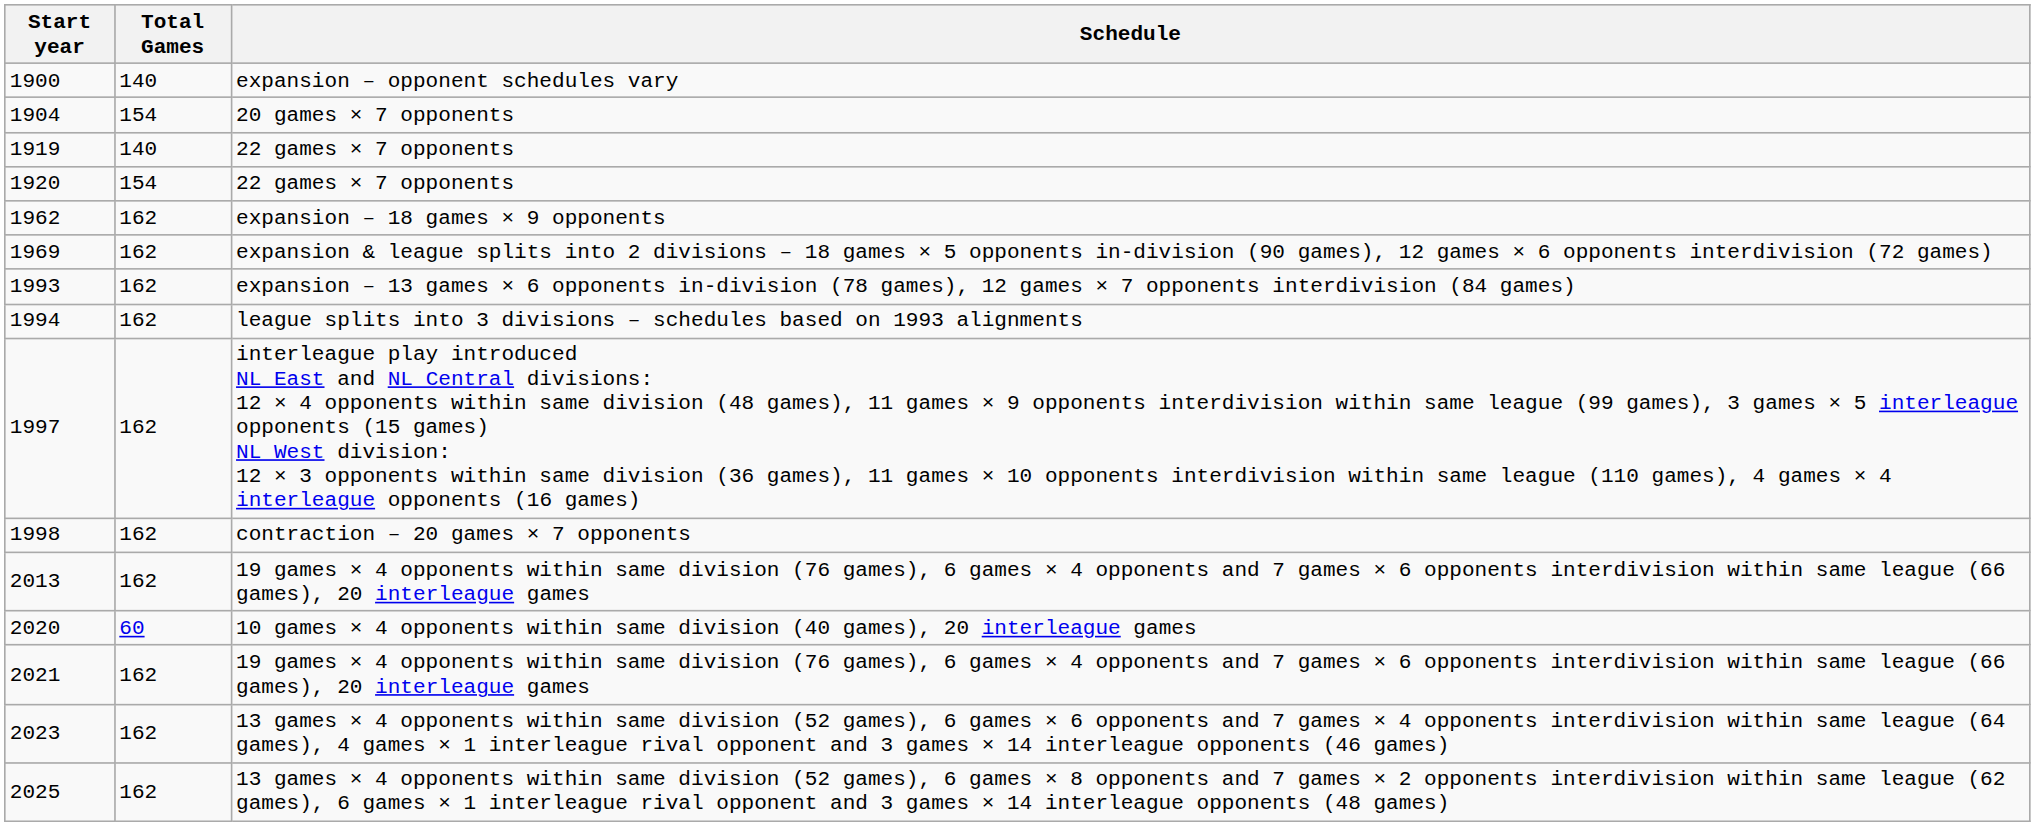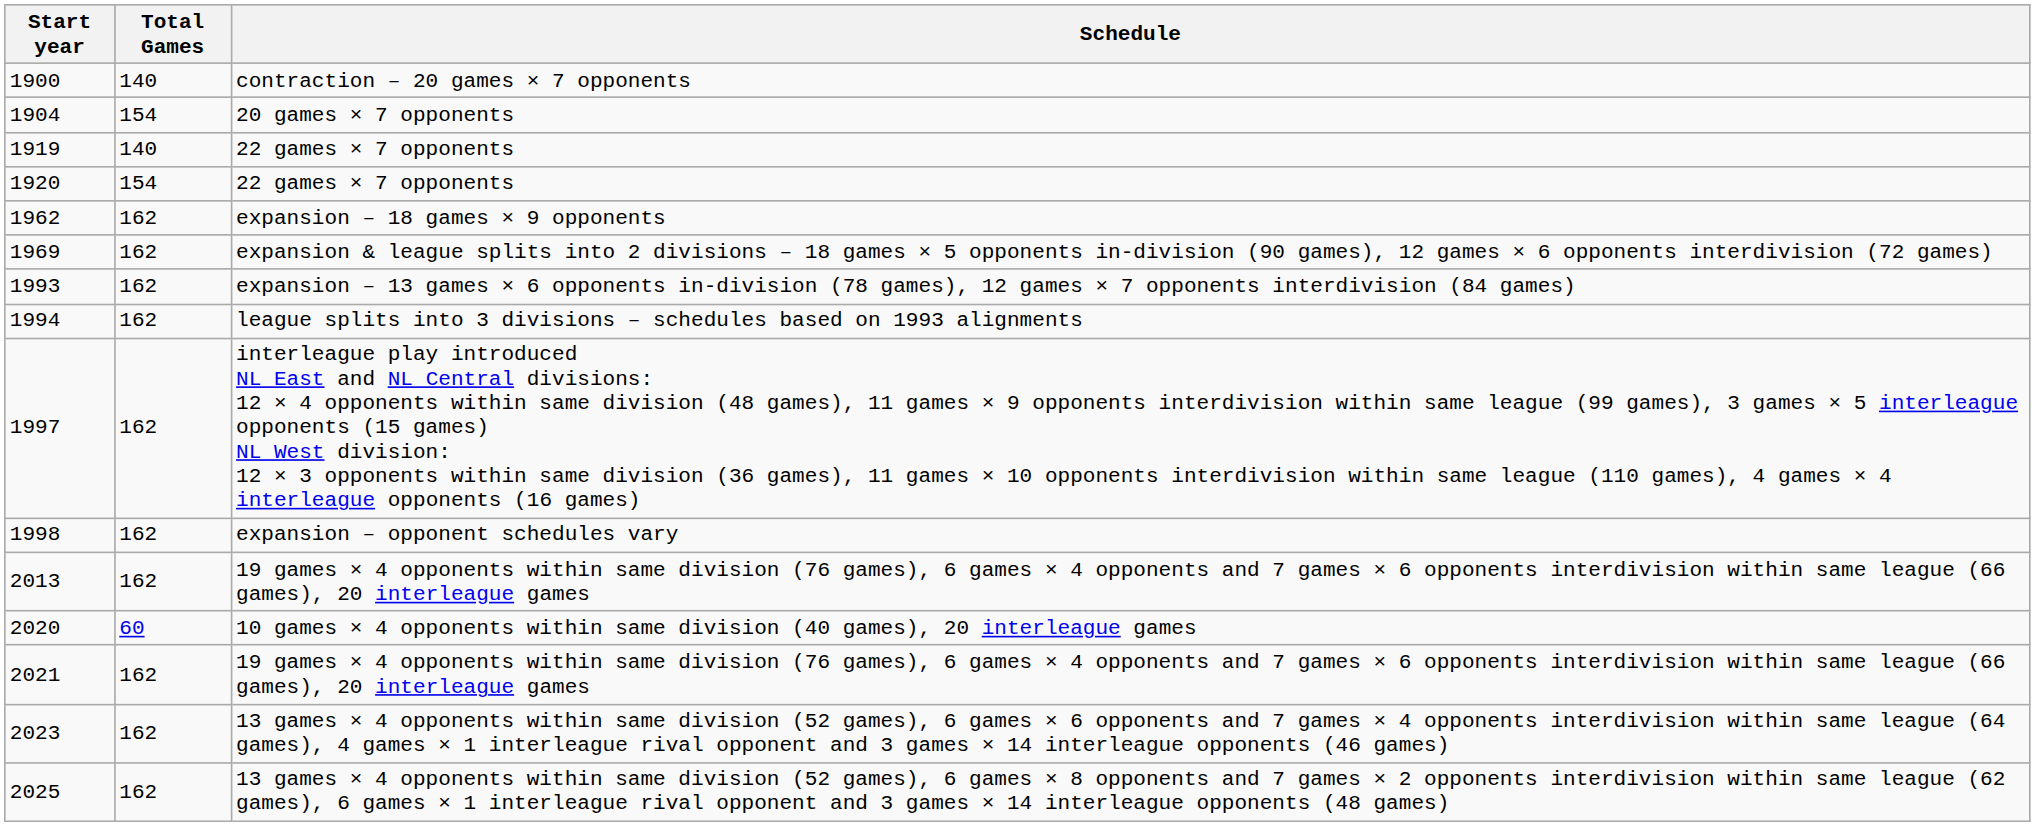(457, 81) expansion – opponent schedules vary -> (464, 81) contraction – 20 games × 7 opponents
(464, 535) contraction – 20 games × 7 opponents -> (457, 535) expansion – opponent schedules vary
